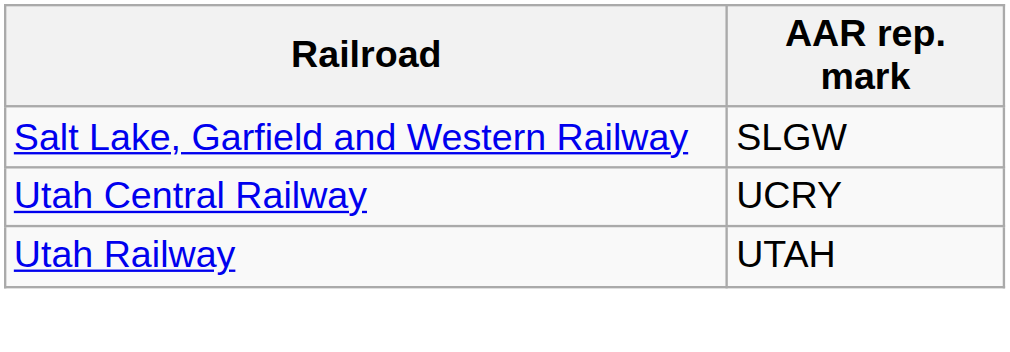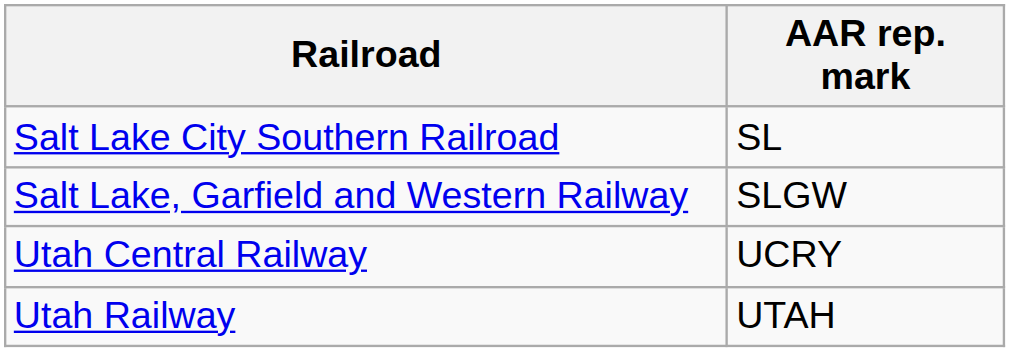+ row: (287, 136)
